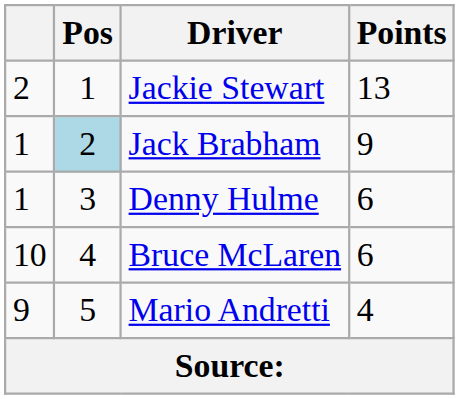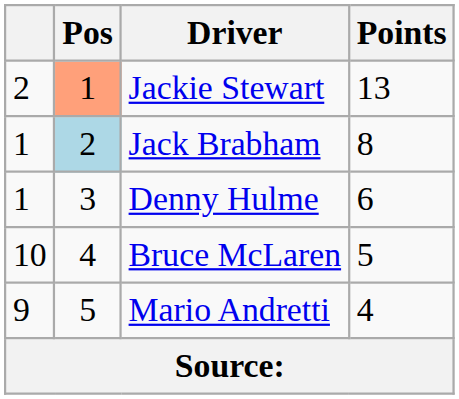(88, 88) no background -> (88, 88) lightsalmon background
(365, 143) 9 -> (365, 143) 8
(365, 255) 6 -> (365, 255) 5
